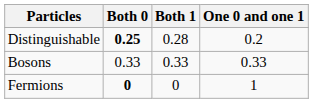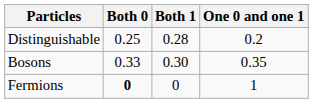(127, 39) bold -> (127, 39) normal
(176, 62) 0.33 -> (176, 62) 0.30
(254, 62) 0.33 -> (254, 62) 0.35
